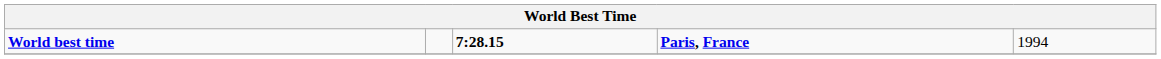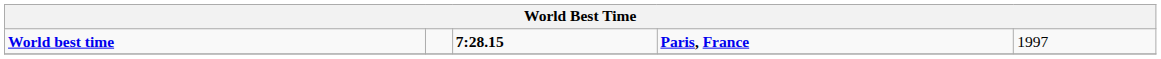(1033, 41) 1994 -> (1033, 41) 1997
